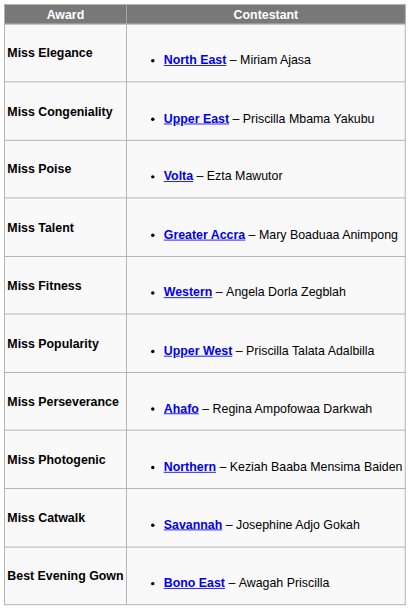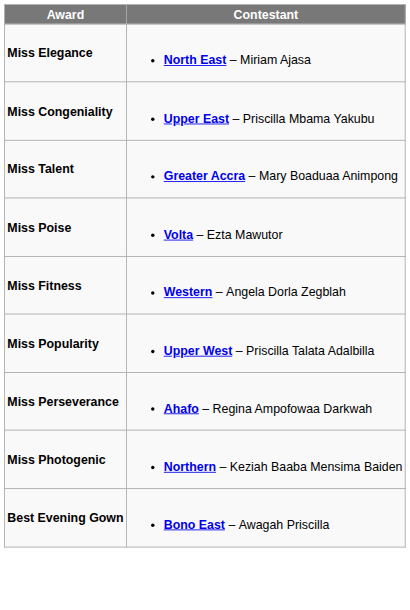rows swapped: (41, 228) <-> (39, 170)
- row: (46, 518)
